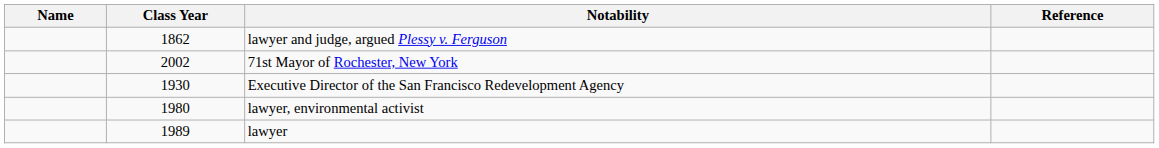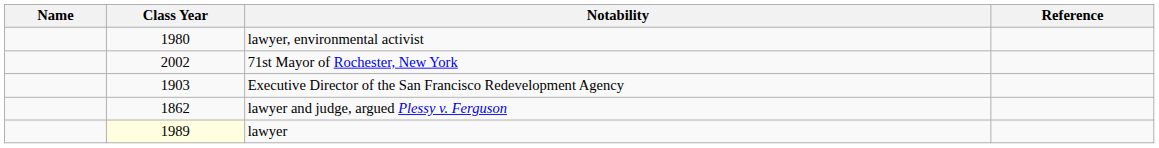rows swapped: (336, 108) <-> (377, 39)
(175, 85) 1930 -> (175, 85) 1903
(175, 131) no background -> (175, 131) lightyellow background
